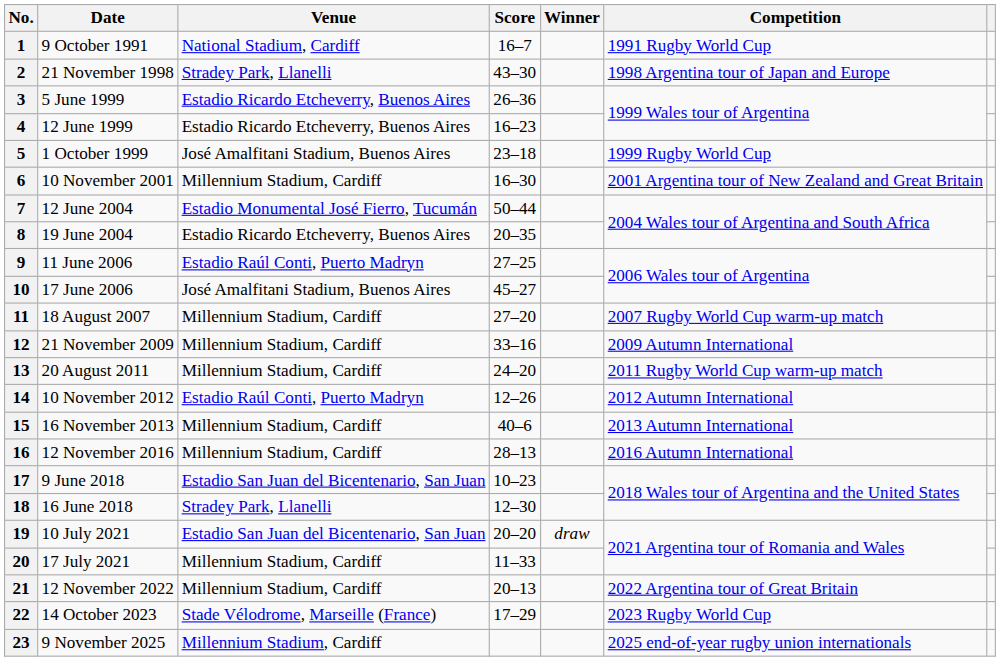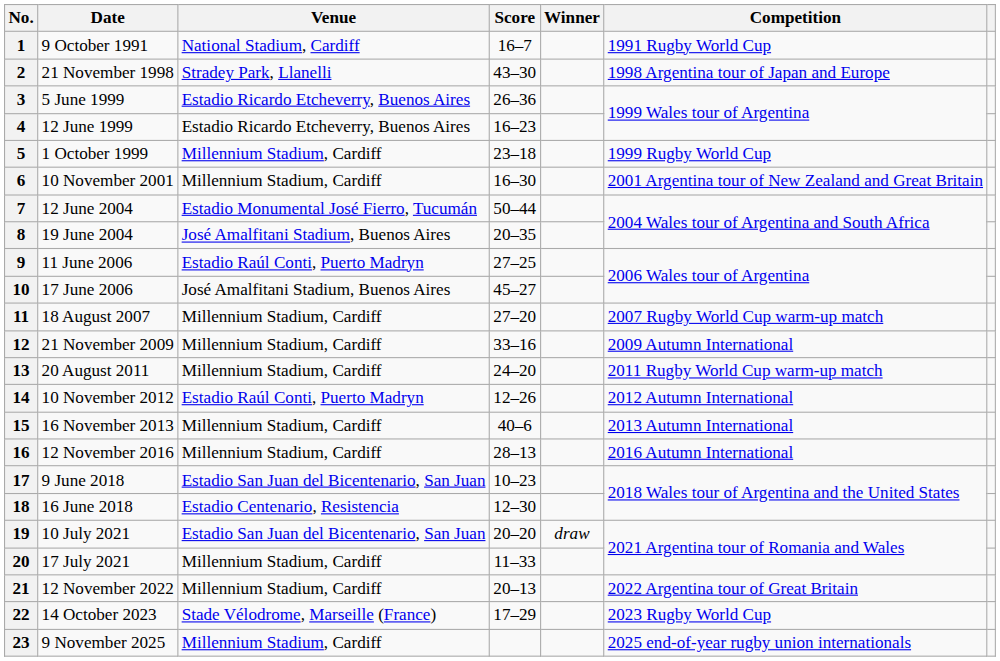(316, 153) José Amalfitani Stadium, Buenos Aires -> (282, 153) Millennium Stadium, Cardiff
(326, 235) Estadio Ricardo Etcheverry, Buenos Aires -> (316, 235) José Amalfitani Stadium, Buenos Aires
(257, 506) Stradey Park, Llanelli -> (290, 506) Estadio Centenario, Resistencia
